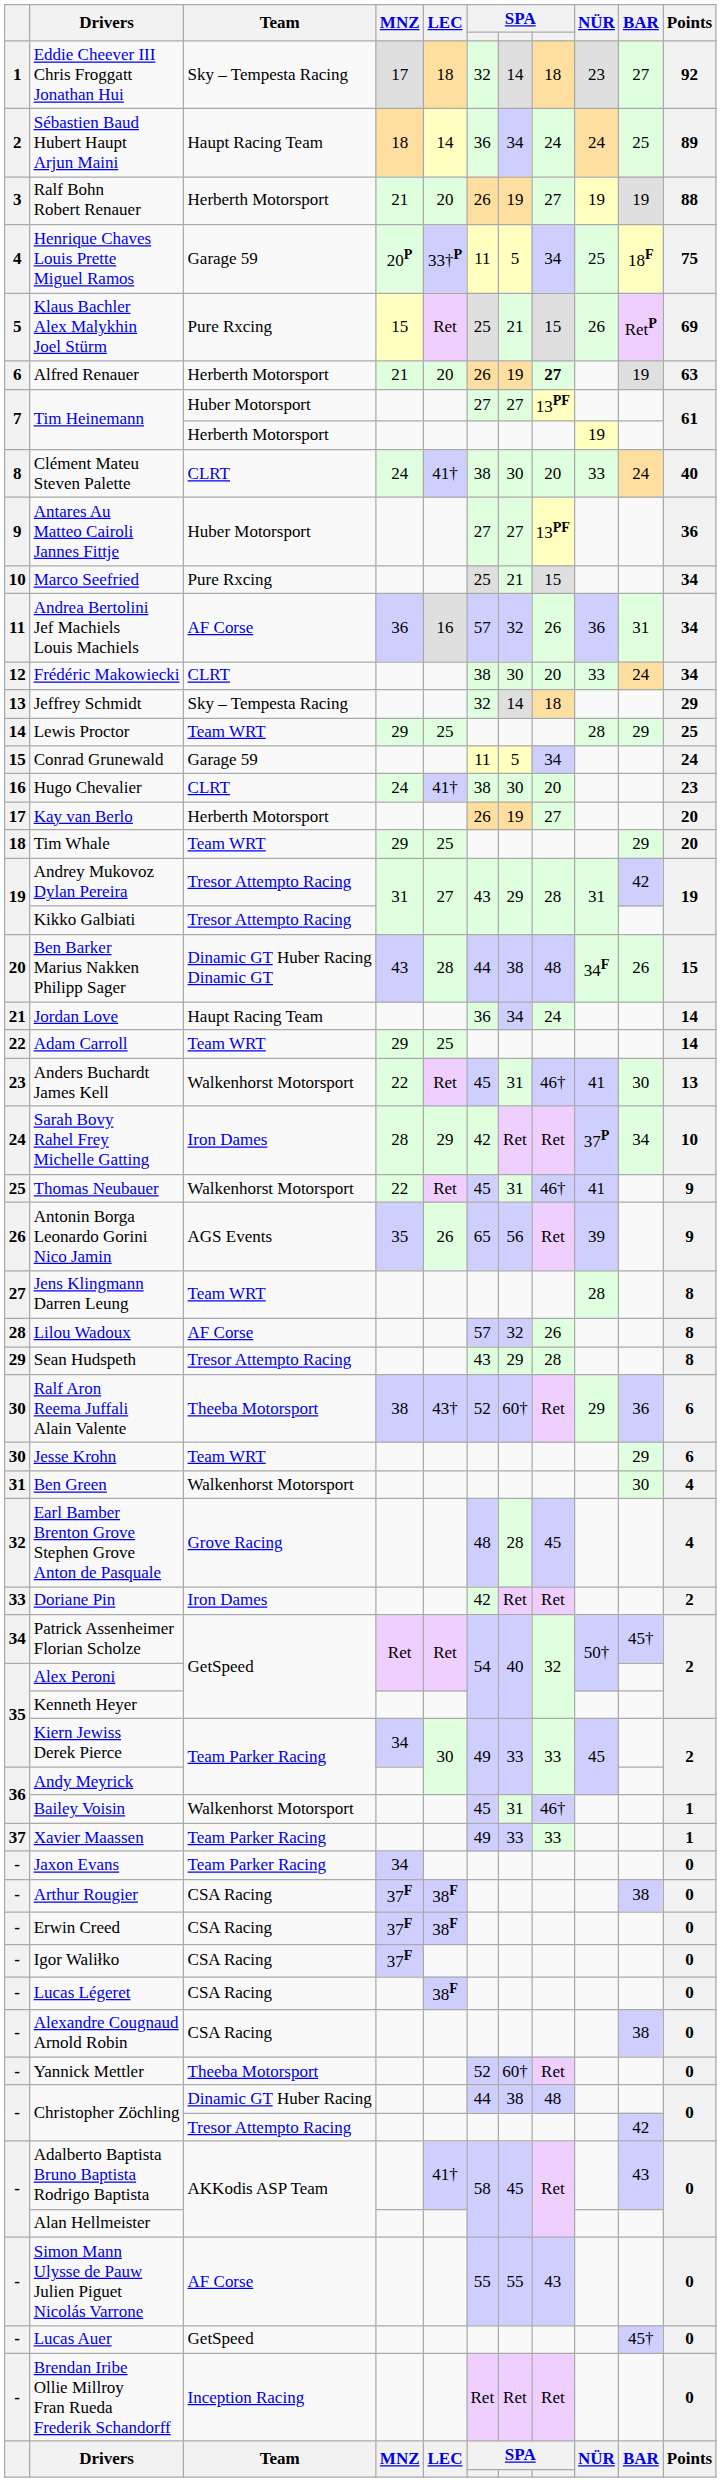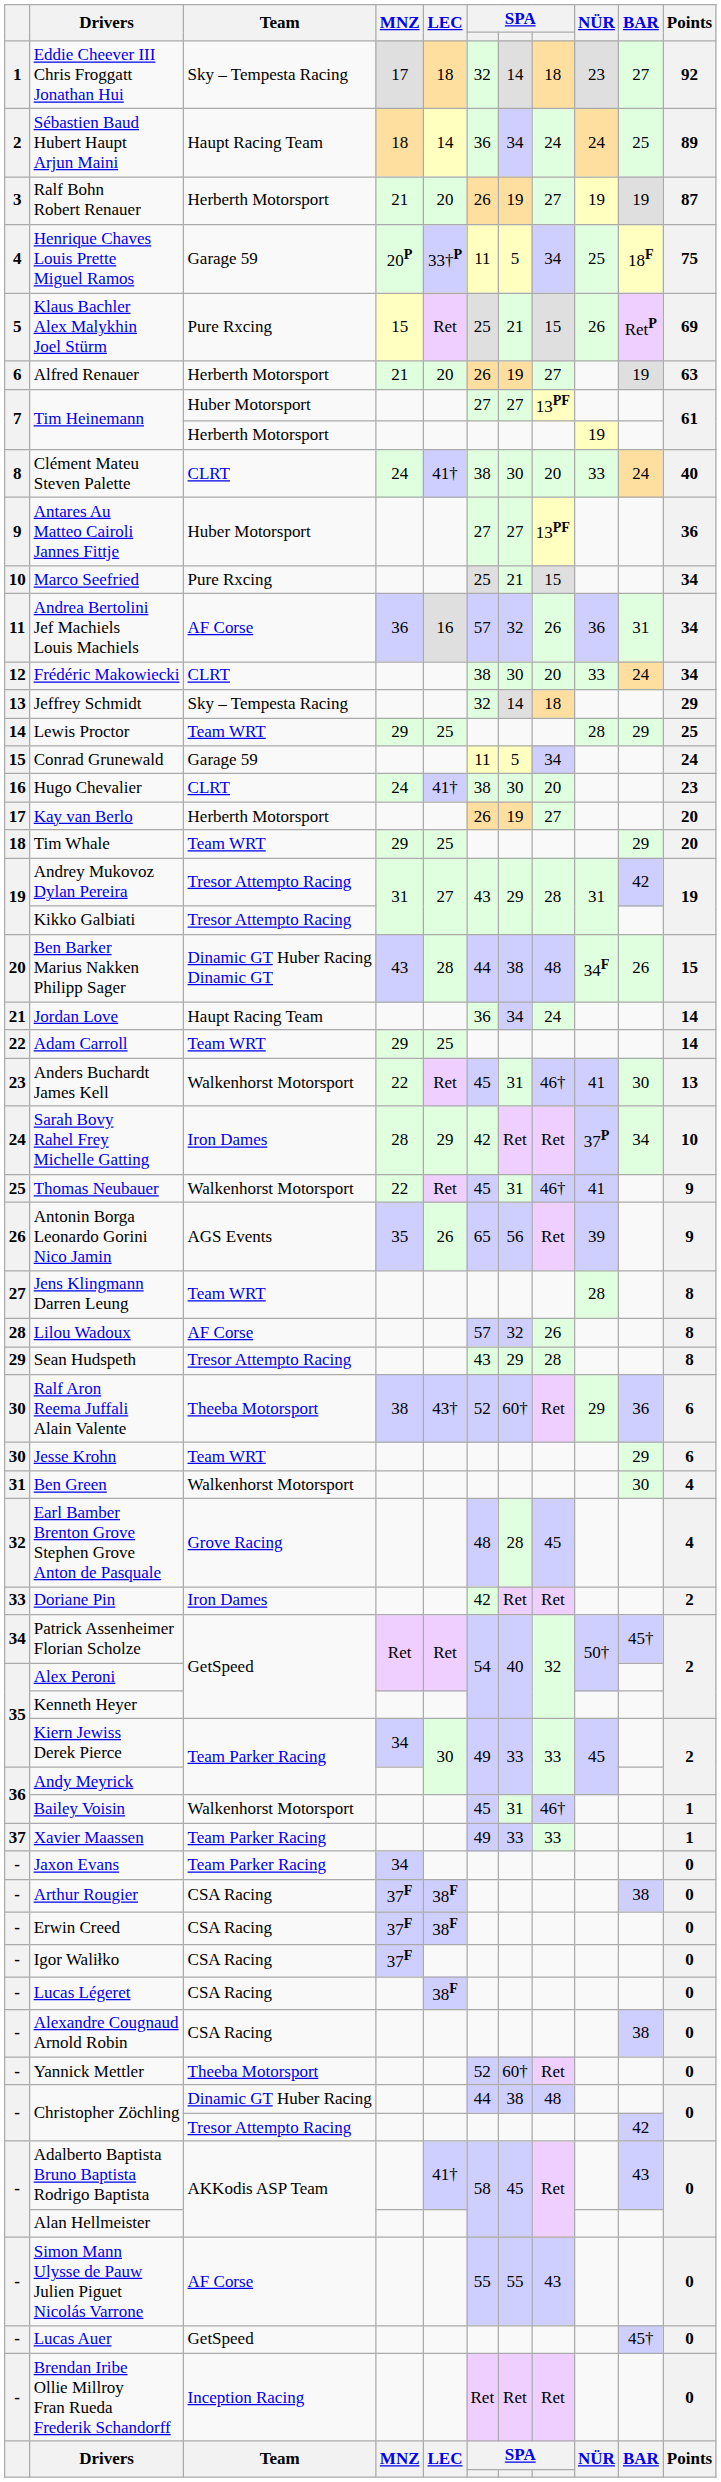(690, 200) 88 -> (690, 200) 87
(553, 374) bold -> (553, 374) normal
